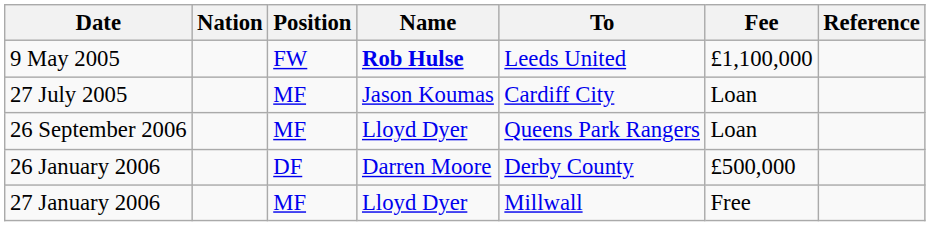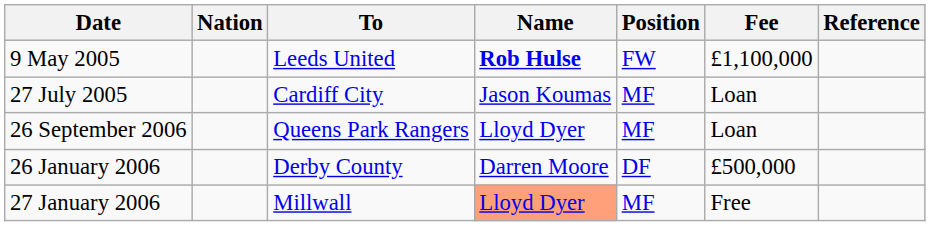columns swapped: (312, 22) <-> (602, 22)
(415, 202) no background -> (532, 202) lightsalmon background
